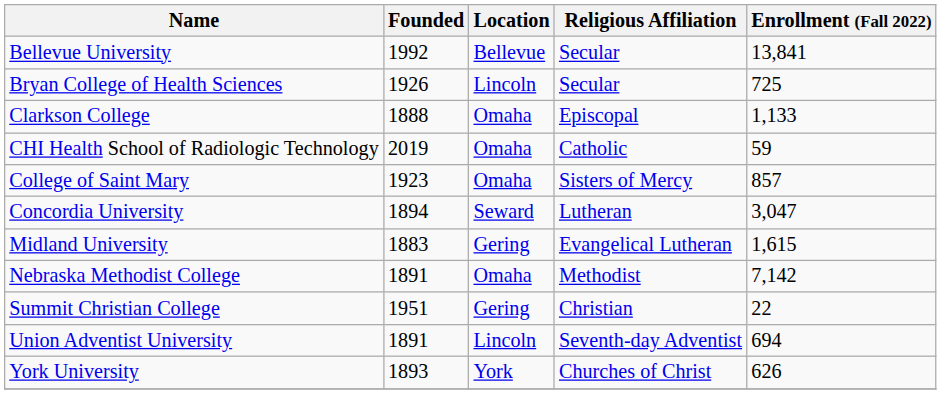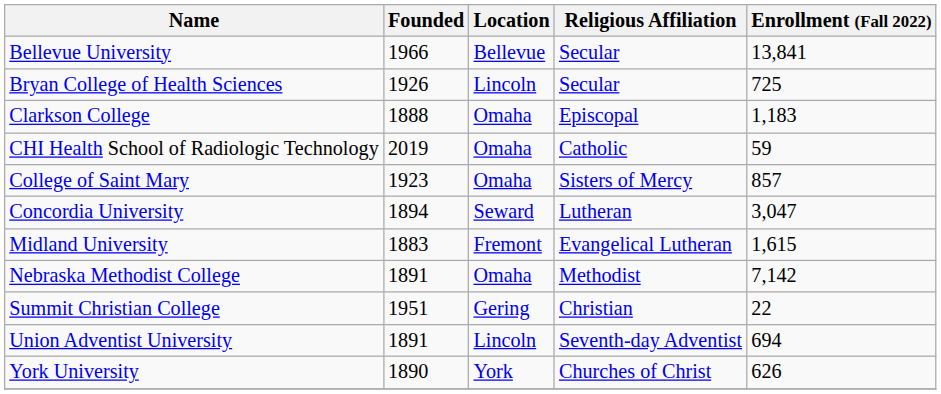(408, 52) 1992 -> (408, 52) 1966
(774, 116) 1,133 -> (774, 116) 1,183
(501, 244) Gering -> (508, 244) Fremont
(408, 372) 1893 -> (408, 372) 1890
